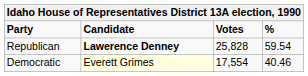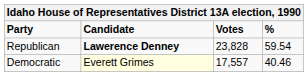(232, 46) 25,828 -> (232, 46) 23,828
(232, 63) 17,554 -> (232, 63) 17,557
